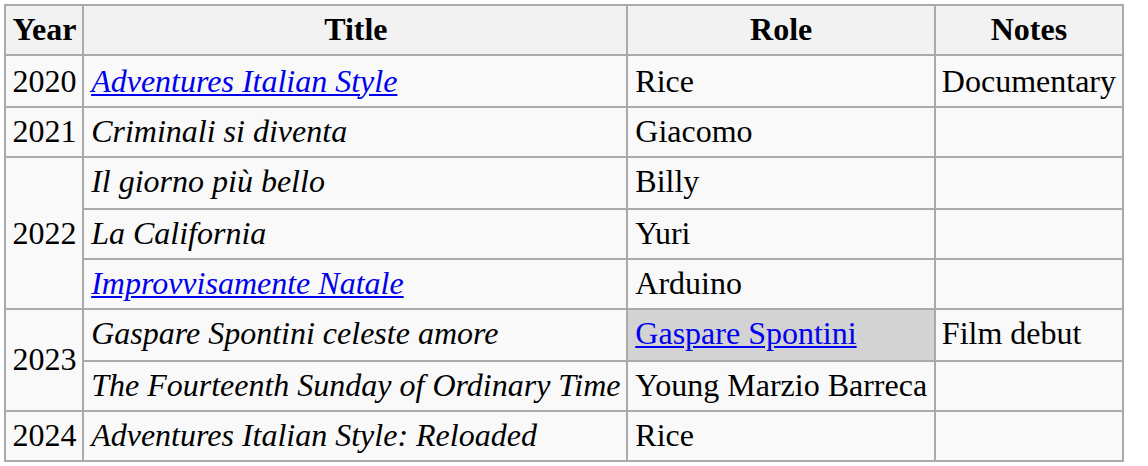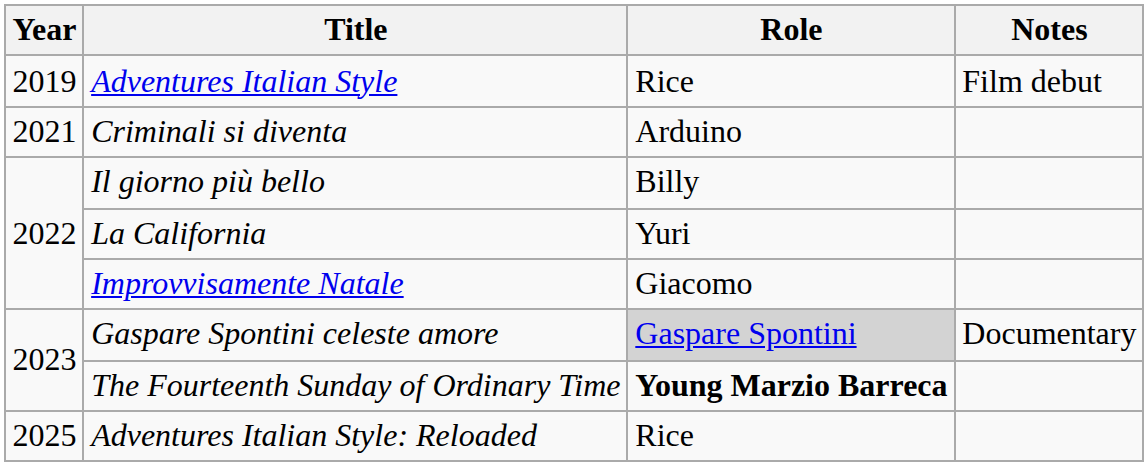(44, 80) 2020 -> (44, 80) 2019
(1029, 80) Documentary -> (1032, 80) Film debut
(694, 131) Giacomo -> (689, 131) Arduino
(689, 283) Arduino -> (694, 283) Giacomo
(1012, 334) Film debut -> (1049, 334) Documentary
(781, 385) normal -> (791, 385) bold
(44, 435) 2024 -> (44, 435) 2025
